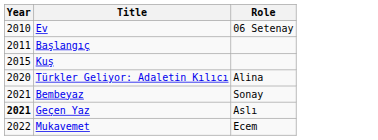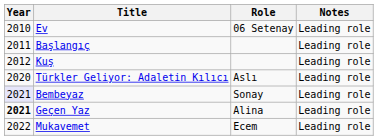+ column: (334, 13)
(19, 61) 2015 -> (19, 61) 2012
(248, 78) Alina -> (245, 78) Aslı
(19, 94) no background -> (19, 94) lavender background
(245, 110) Aslı -> (248, 110) Alina
